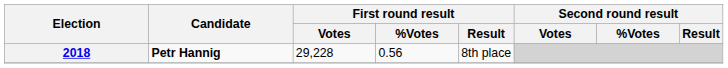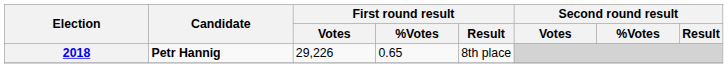(315, 53) 29,228 -> (315, 53) 29,226
(390, 53) 0.56 -> (390, 53) 0.65
